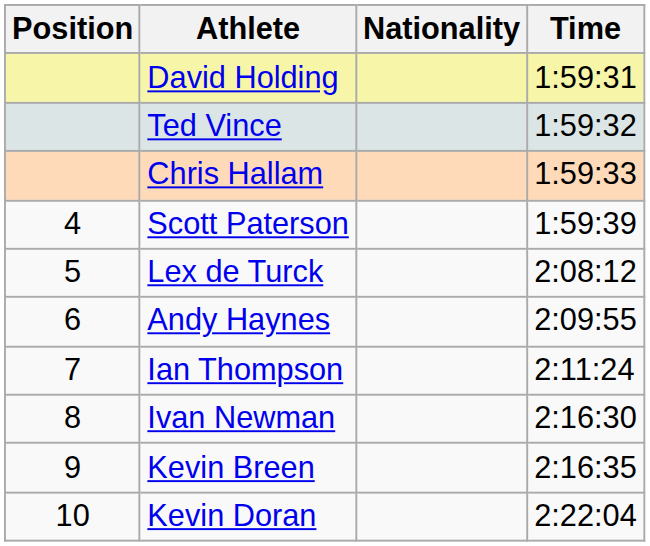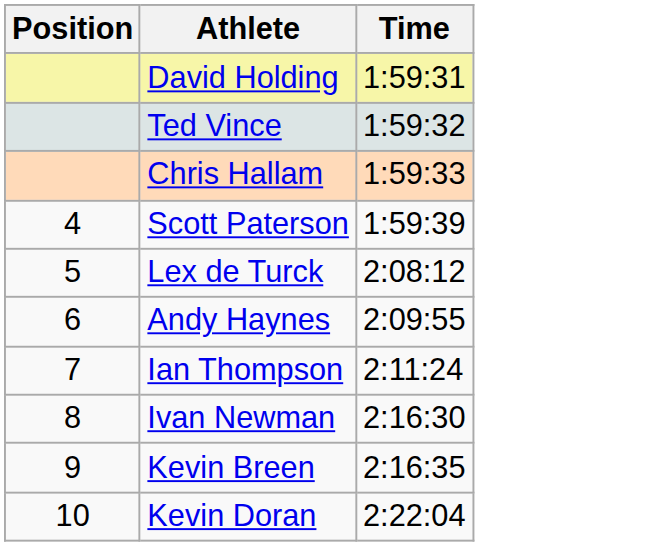- column: (442, 28)
